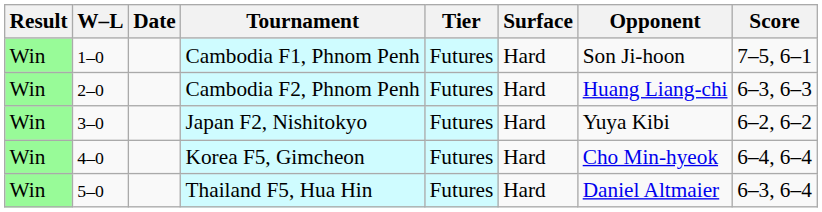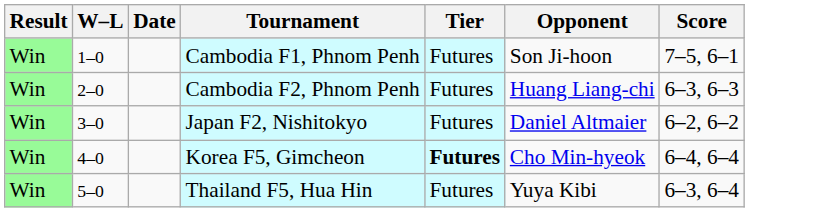- column: (538, 21)
(626, 122) Yuya Kibi -> (578, 122) Daniel Altmaier
(461, 156) normal -> (465, 156) bold
(651, 190) Daniel Altmaier -> (553, 190) Yuya Kibi
